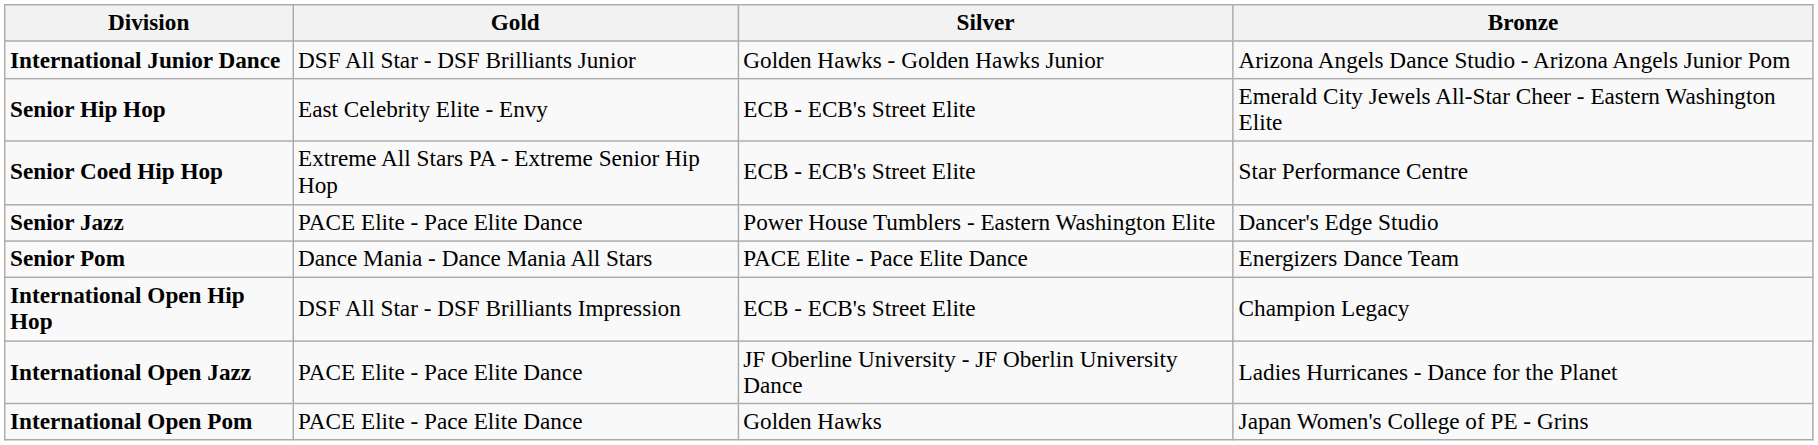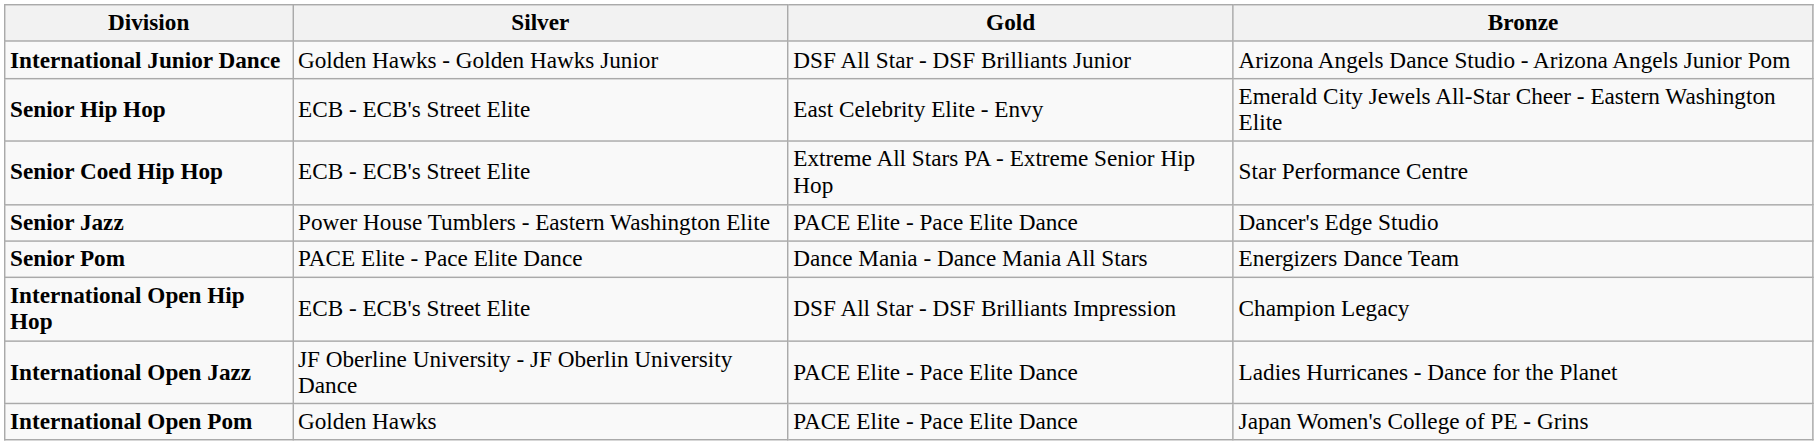columns swapped: (515, 22) <-> (986, 22)
